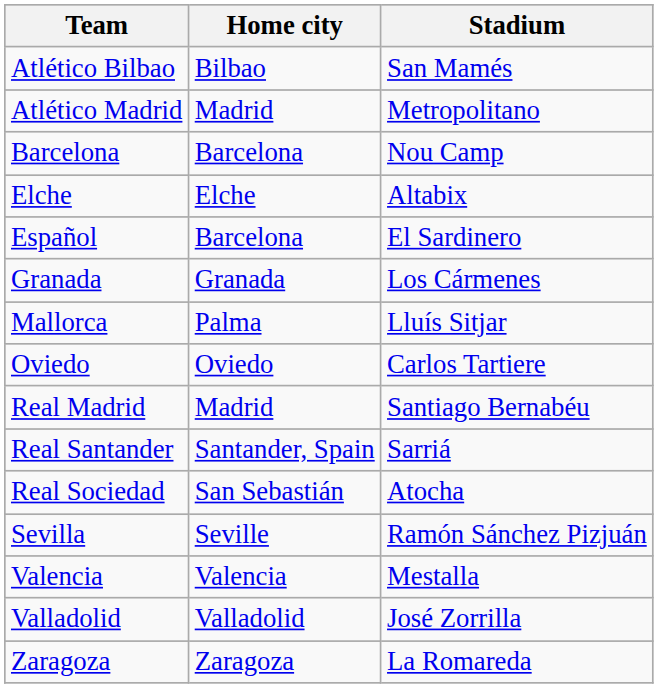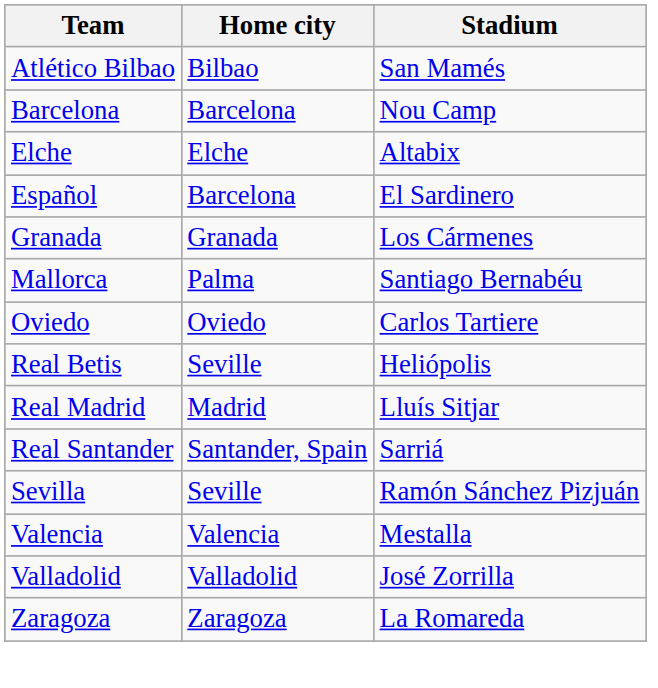- row: (97, 110)
(447, 322) Lluís Sitjar -> (481, 279) Santiago Bernabéu
+ row: (66, 364)
(488, 407) Santiago Bernabéu -> (439, 407) Lluís Sitjar
- row: (88, 491)
